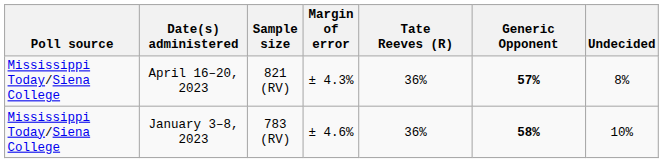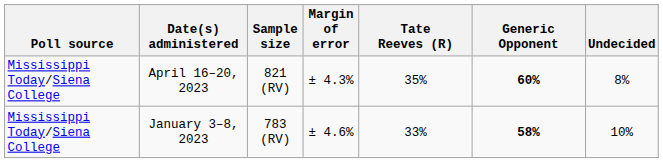(415, 81) 36% -> (415, 81) 35%
(528, 81) 57% -> (528, 81) 60%
(415, 132) 36% -> (415, 132) 33%
